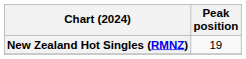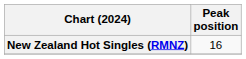(216, 44) 19 -> (216, 44) 16
